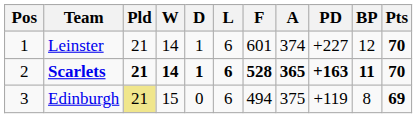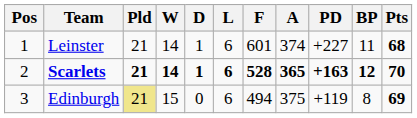(367, 44) 12 -> (367, 44) 11
(397, 44) 70 -> (397, 44) 68
(367, 71) 11 -> (367, 71) 12
